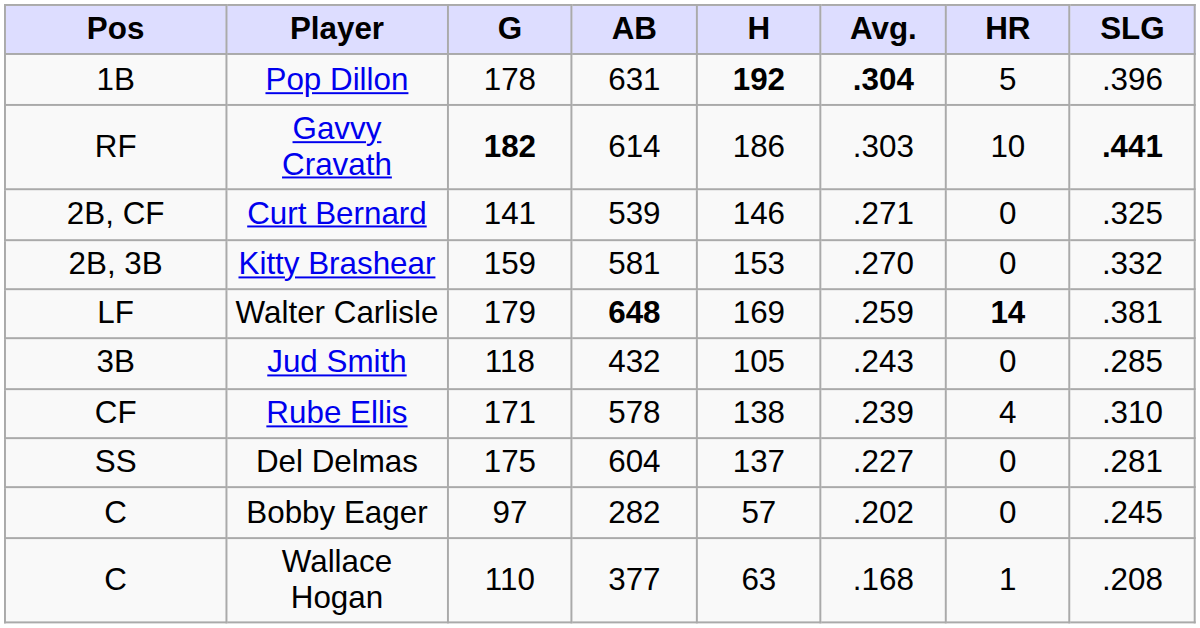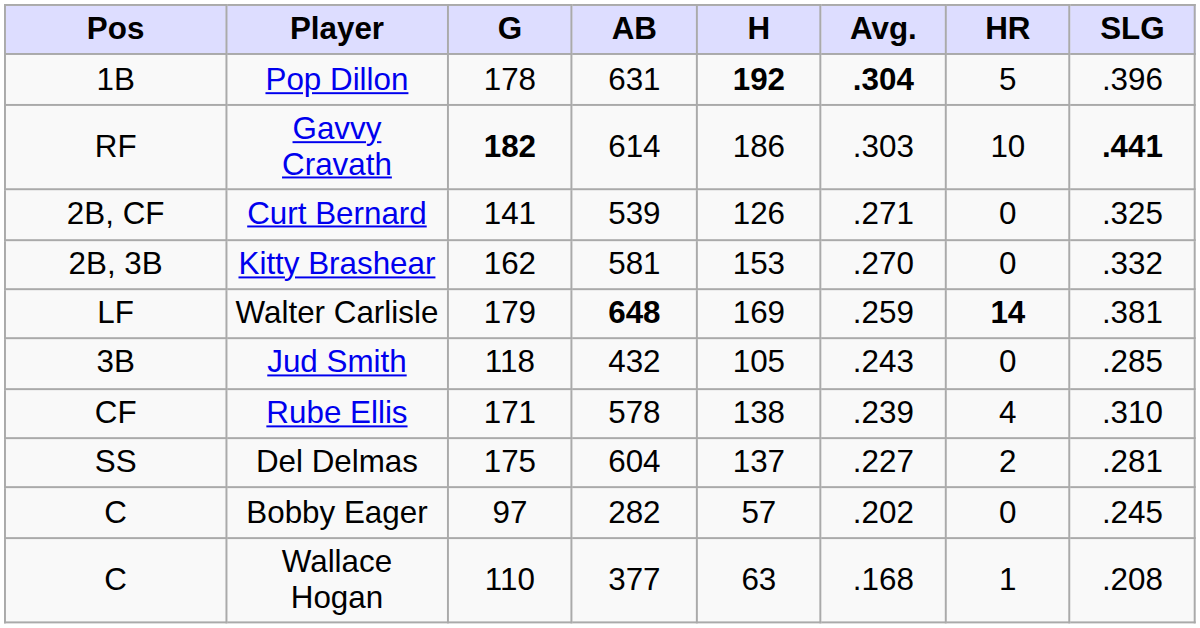(759, 213) 146 -> (759, 213) 126
(510, 263) 159 -> (510, 263) 162
(1008, 462) 0 -> (1008, 462) 2
